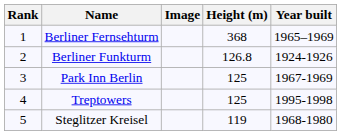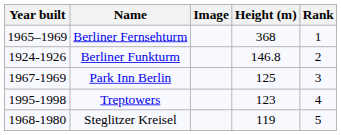columns swapped: (23, 15) <-> (304, 15)
(237, 57) 126.8 -> (266, 57) 146.8
(237, 99) 125 -> (266, 99) 123
